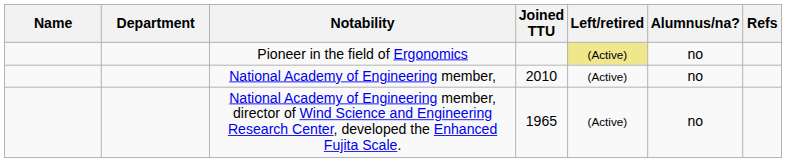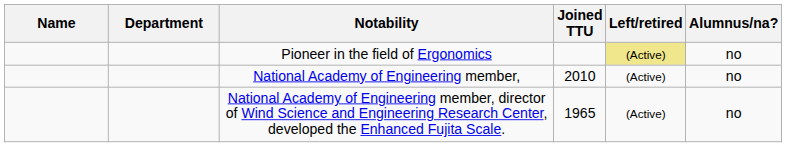- column: (762, 23)
